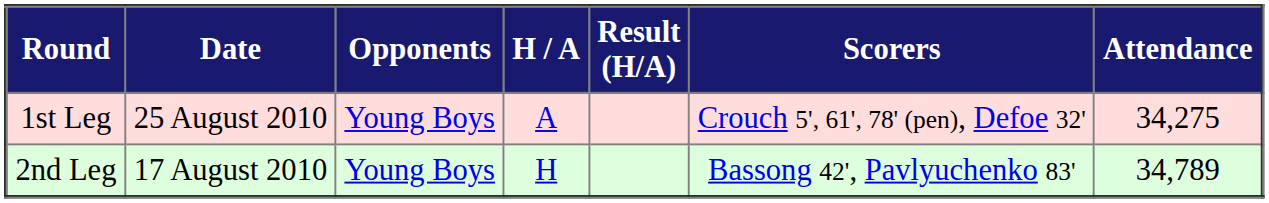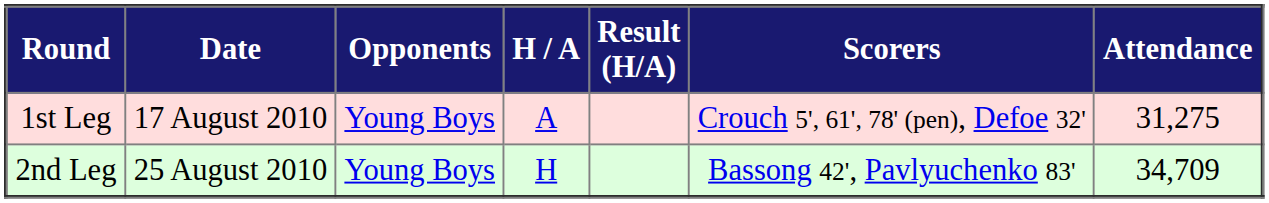(230, 118) 25 August 2010 -> (230, 118) 17 August 2010
(1178, 118) 34,275 -> (1178, 118) 31,275
(230, 169) 17 August 2010 -> (230, 169) 25 August 2010
(1178, 169) 34,789 -> (1178, 169) 34,709
